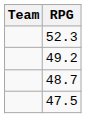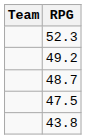+ row: (62, 123)
